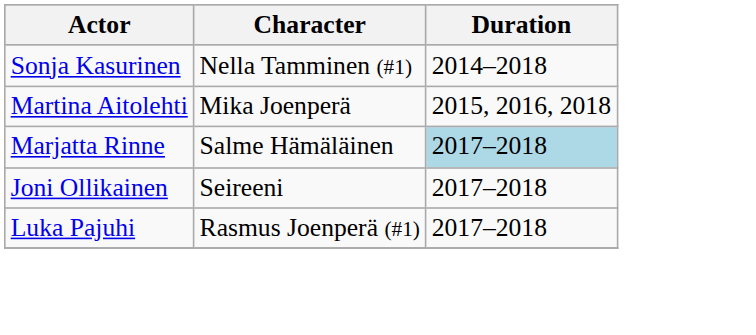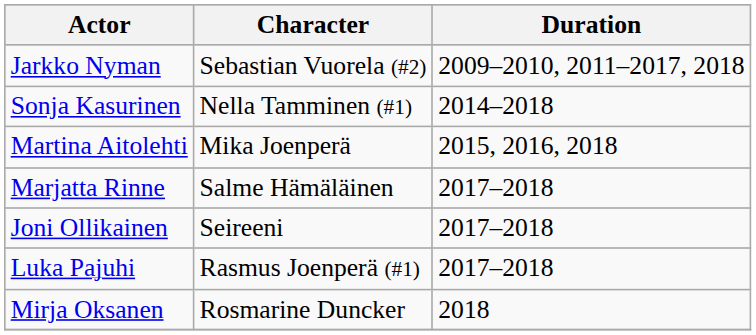+ row: (86, 65)
(489, 146) lightblue background -> (496, 187) no background
+ row: (87, 308)
